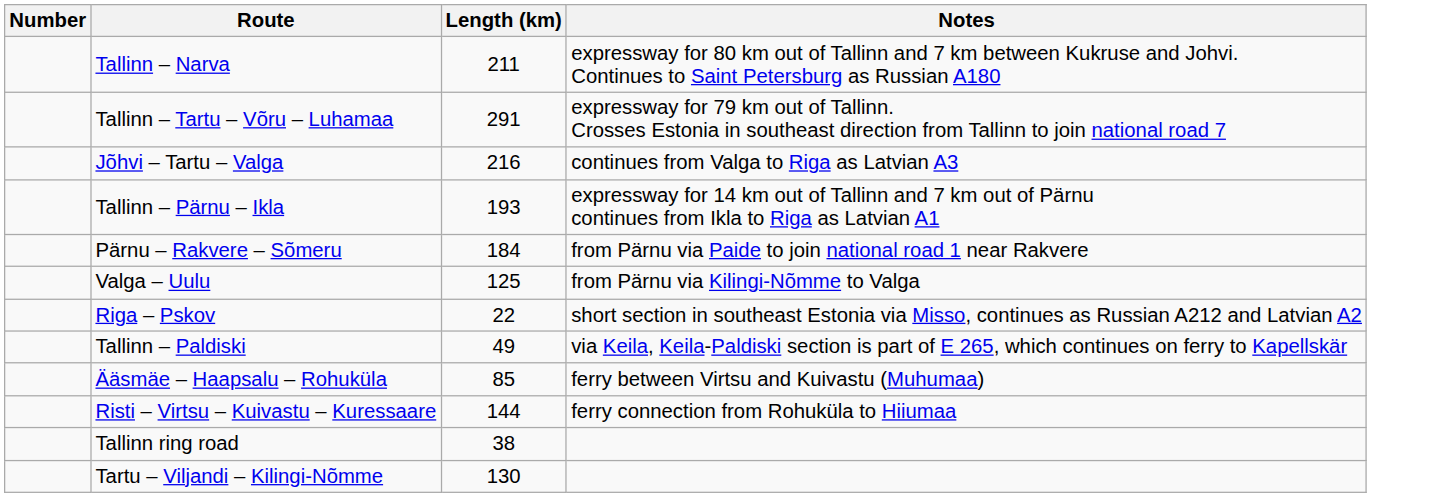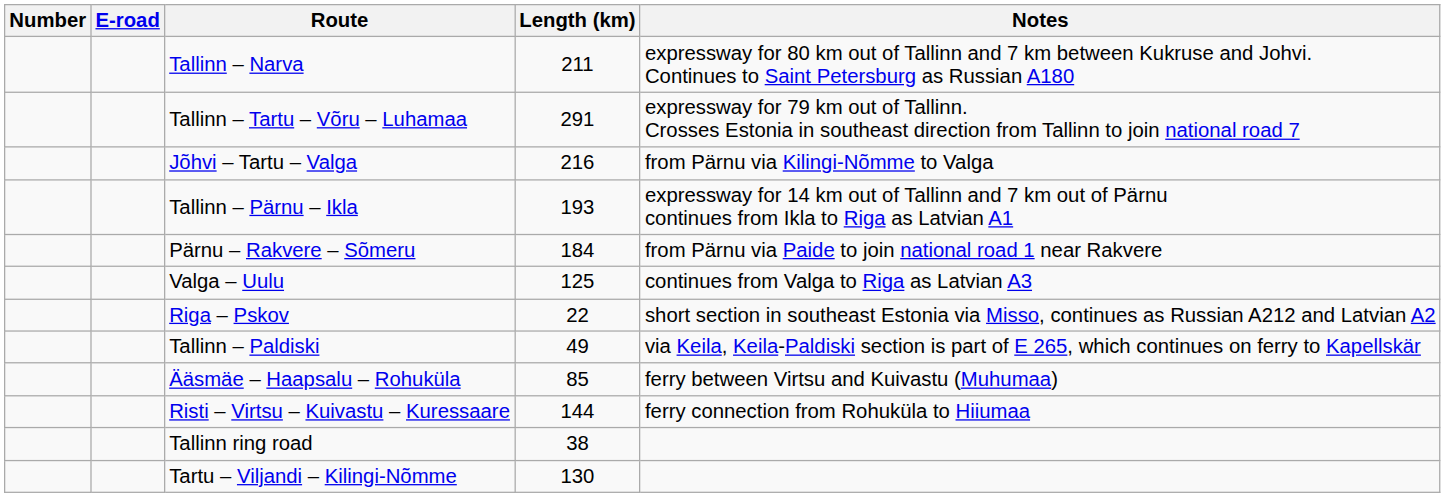+ column: (128, 20)
(765, 163) continues from Valga to Riga as Latvian A3 -> (819, 163) from Pärnu via Kilingi-Nõmme to Valga
(746, 282) from Pärnu via Kilingi-Nõmme to Valga -> (838, 282) continues from Valga to Riga as Latvian A3
